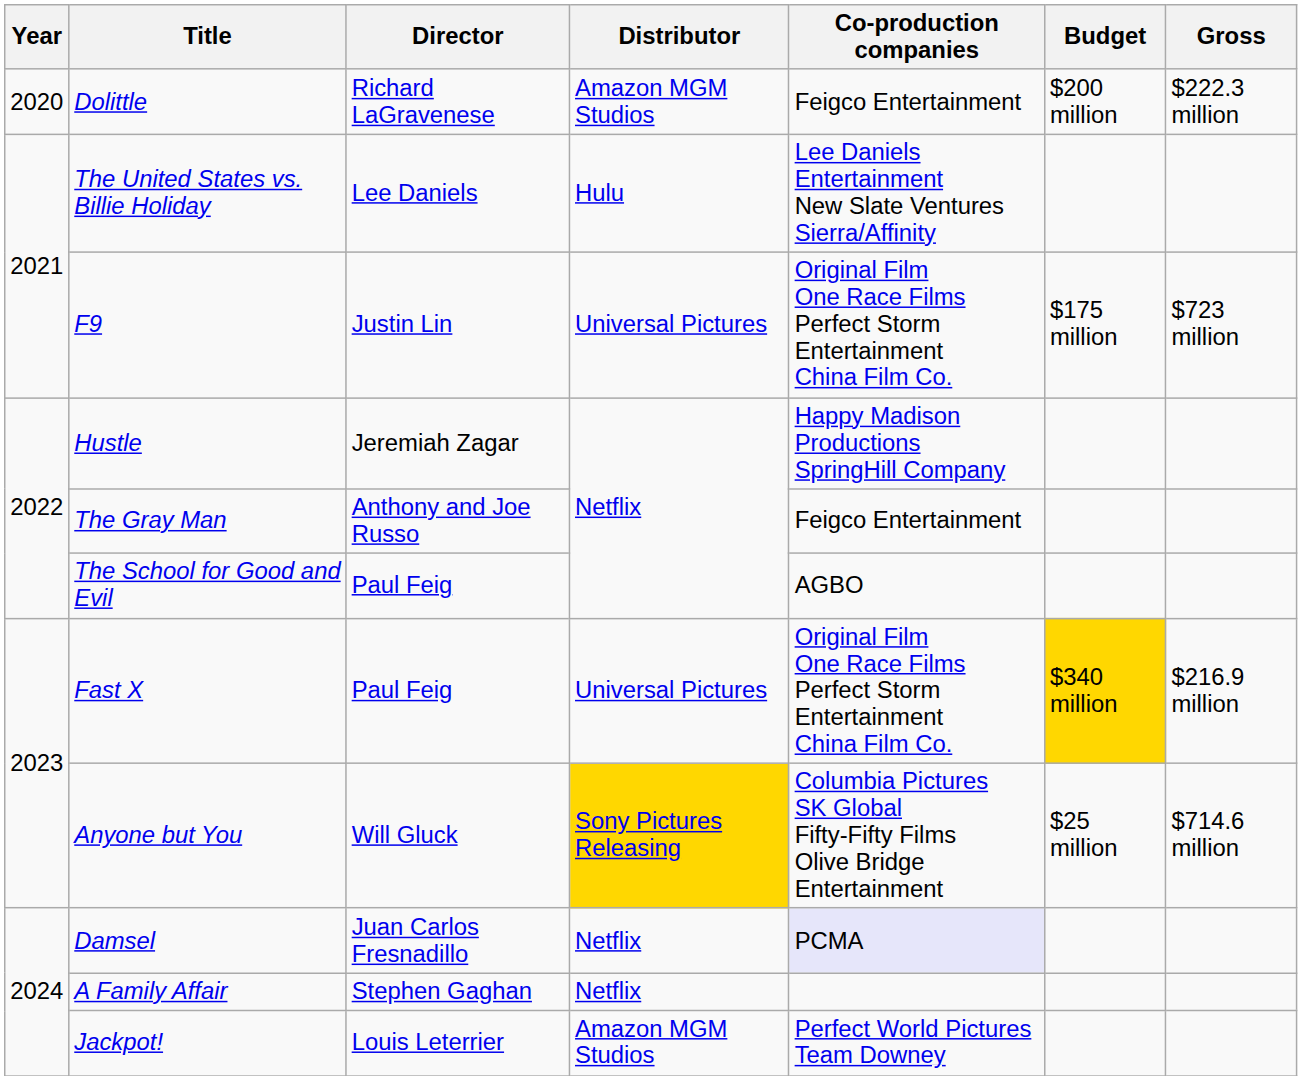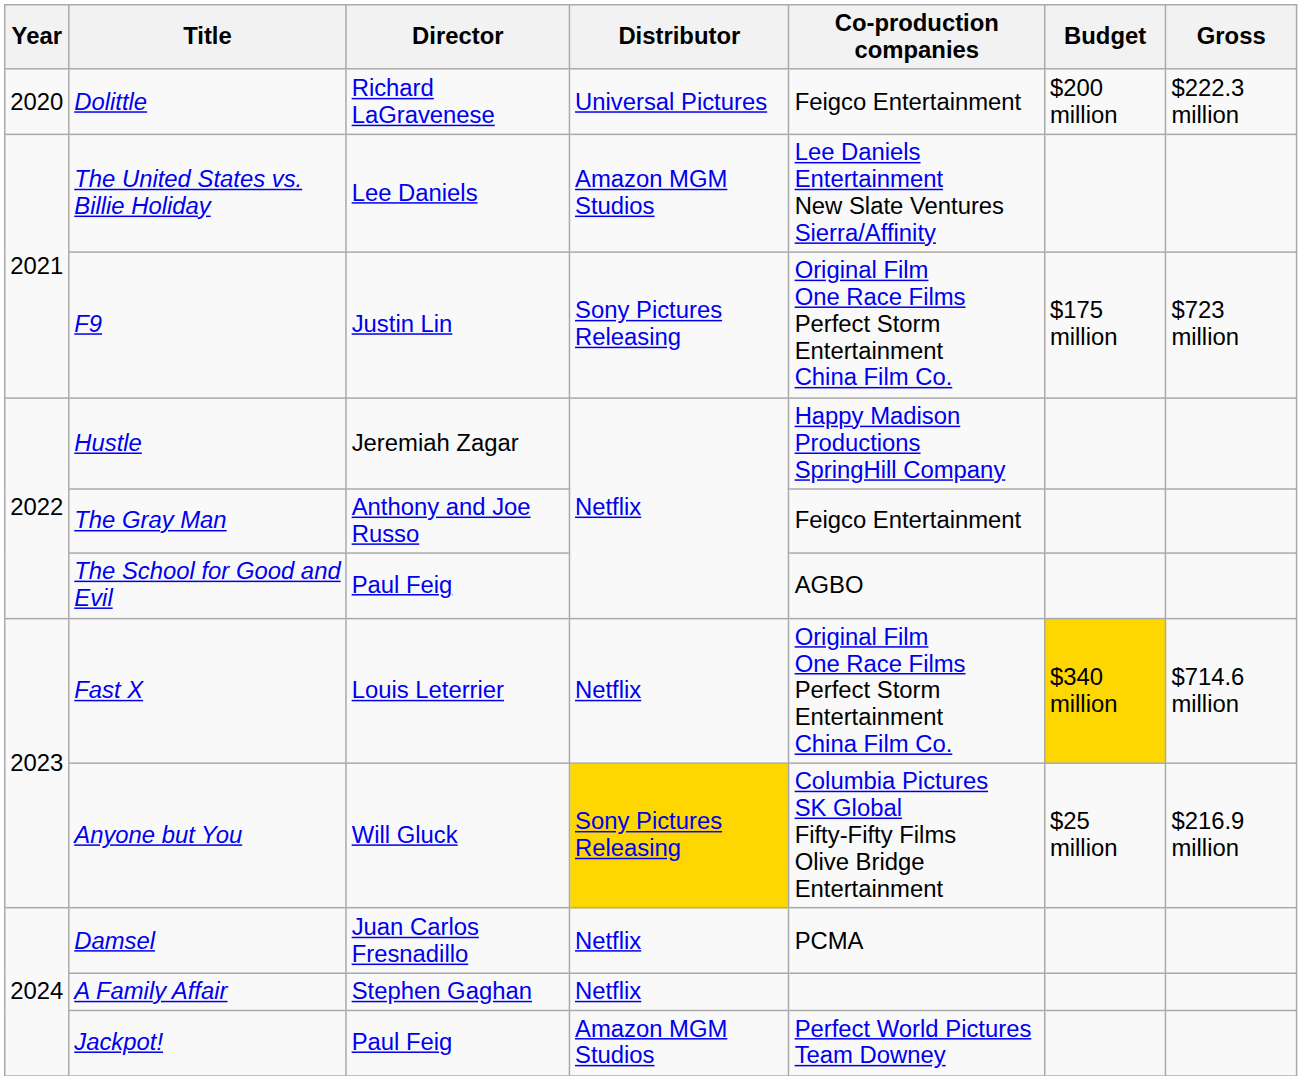(651, 101) Amazon MGM Studios -> (671, 101) Universal Pictures
(600, 192) Hulu -> (651, 192) Amazon MGM Studios
(671, 324) Universal Pictures -> (649, 324) Sony Pictures Releasing
(402, 690) Paul Feig -> (428, 690) Louis Leterrier
(671, 690) Universal Pictures -> (608, 690) Netflix
(1208, 690) $216.9 million -> (1208, 690) $714.6 million
(1208, 835) $714.6 million -> (1208, 835) $216.9 million
(829, 940) lavender background -> (829, 940) no background
(428, 1042) Louis Leterrier -> (402, 1042) Paul Feig
